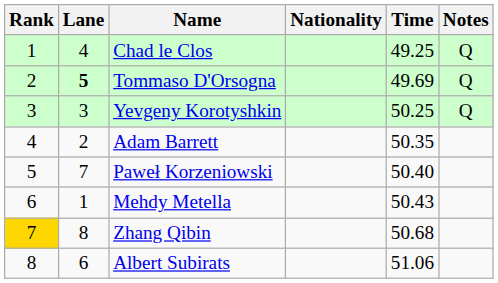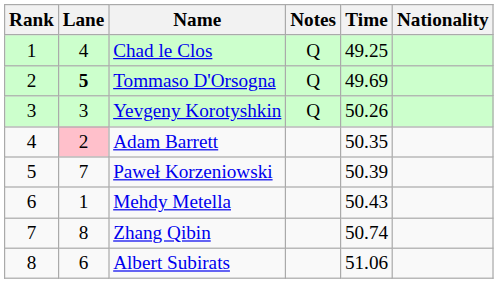columns swapped: (336, 19) <-> (466, 19)
(412, 111) 50.25 -> (367, 111) 50.26
(84, 141) no background -> (84, 141) pink background
(412, 171) 50.40 -> (367, 171) 50.39
(31, 232) gold background -> (31, 232) no background
(412, 232) 50.68 -> (367, 232) 50.74
